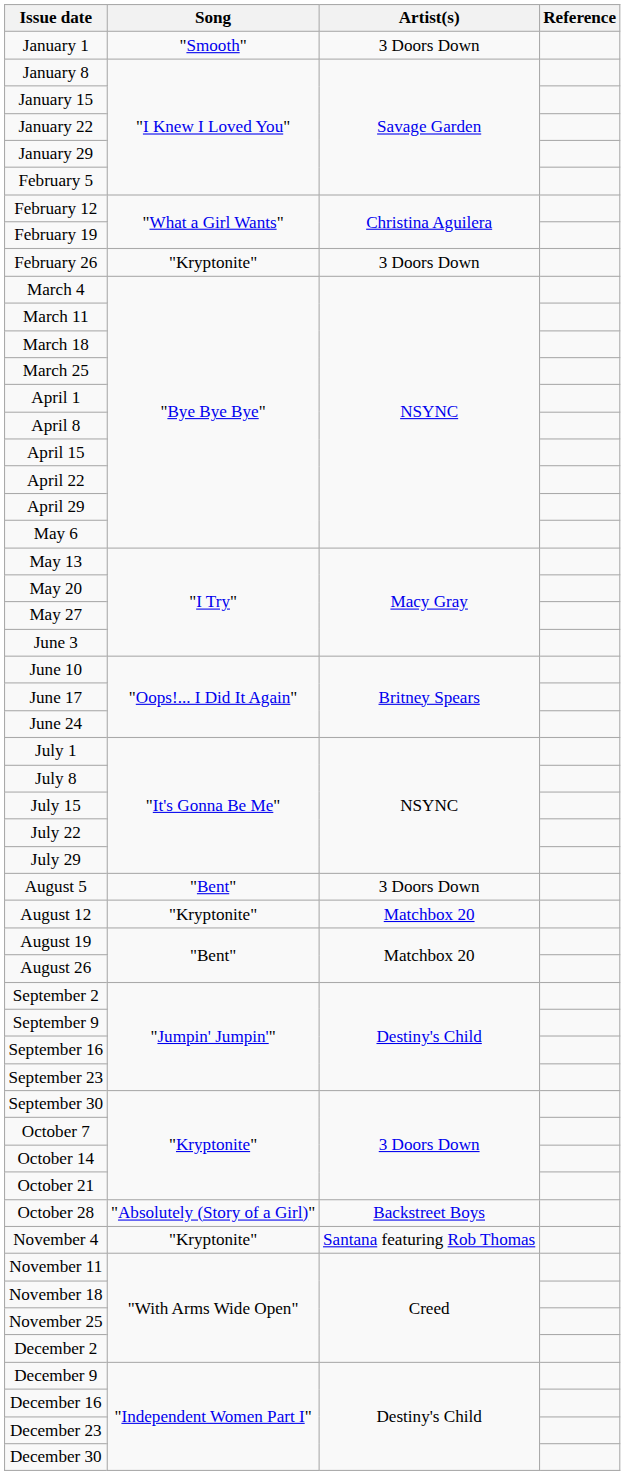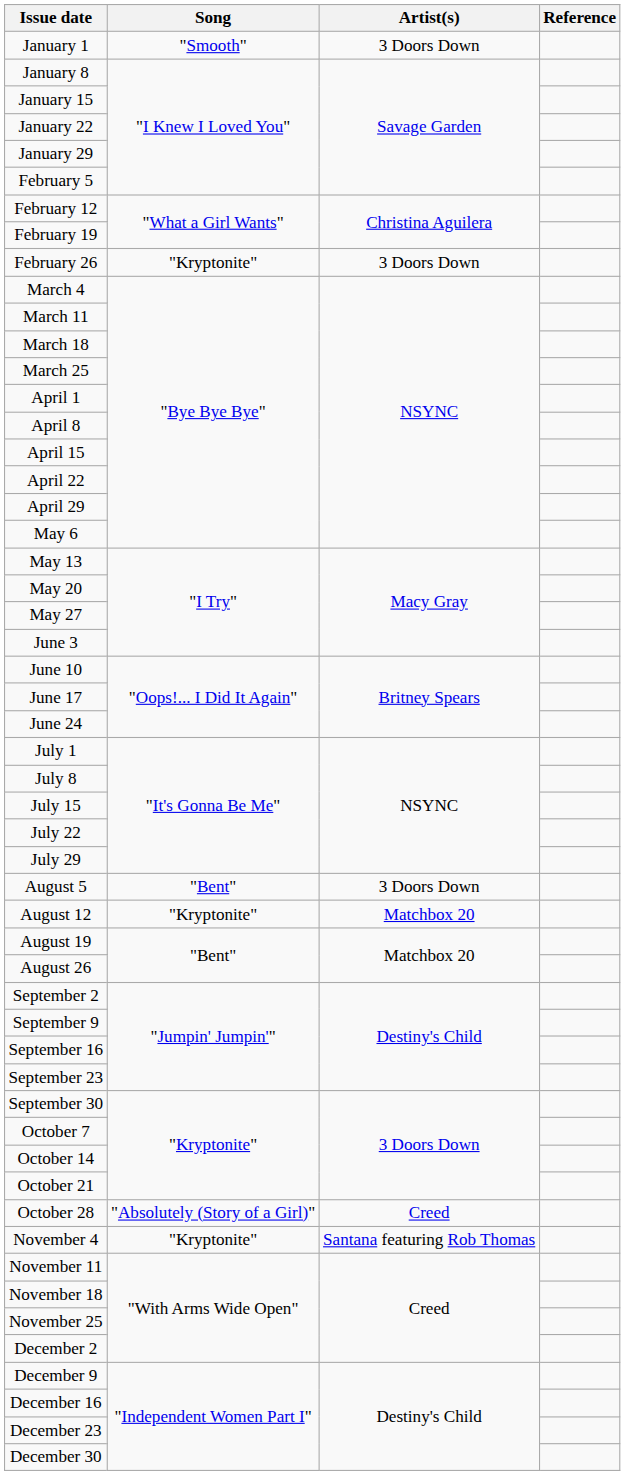(429, 1212) Backstreet Boys -> (429, 1212) Creed
